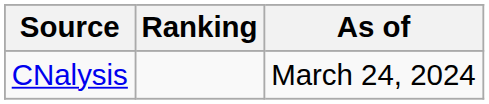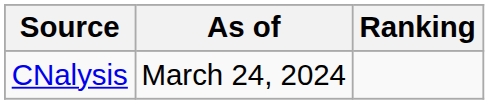columns swapped: (200, 27) <-> (373, 27)
